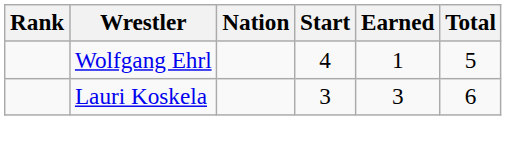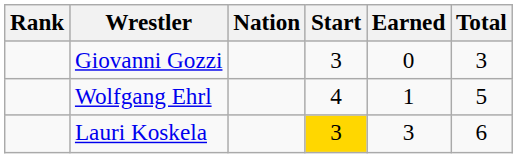+ row: (149, 59)
(325, 96) no background -> (336, 133) gold background
